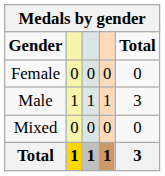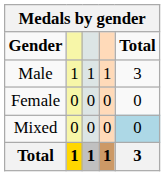rows swapped: (35, 100) <-> (36, 73)
(137, 128) no background -> (137, 128) lightblue background
